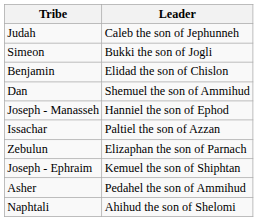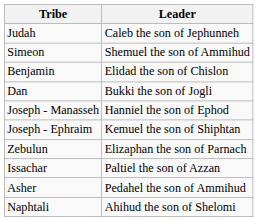(158, 52) Bukki the son of Jogli -> (177, 52) Shemuel the son of Ammihud
(177, 91) Shemuel the son of Ammihud -> (158, 91) Bukki the son of Jogli
rows swapped: (50, 168) <-> (27, 129)
